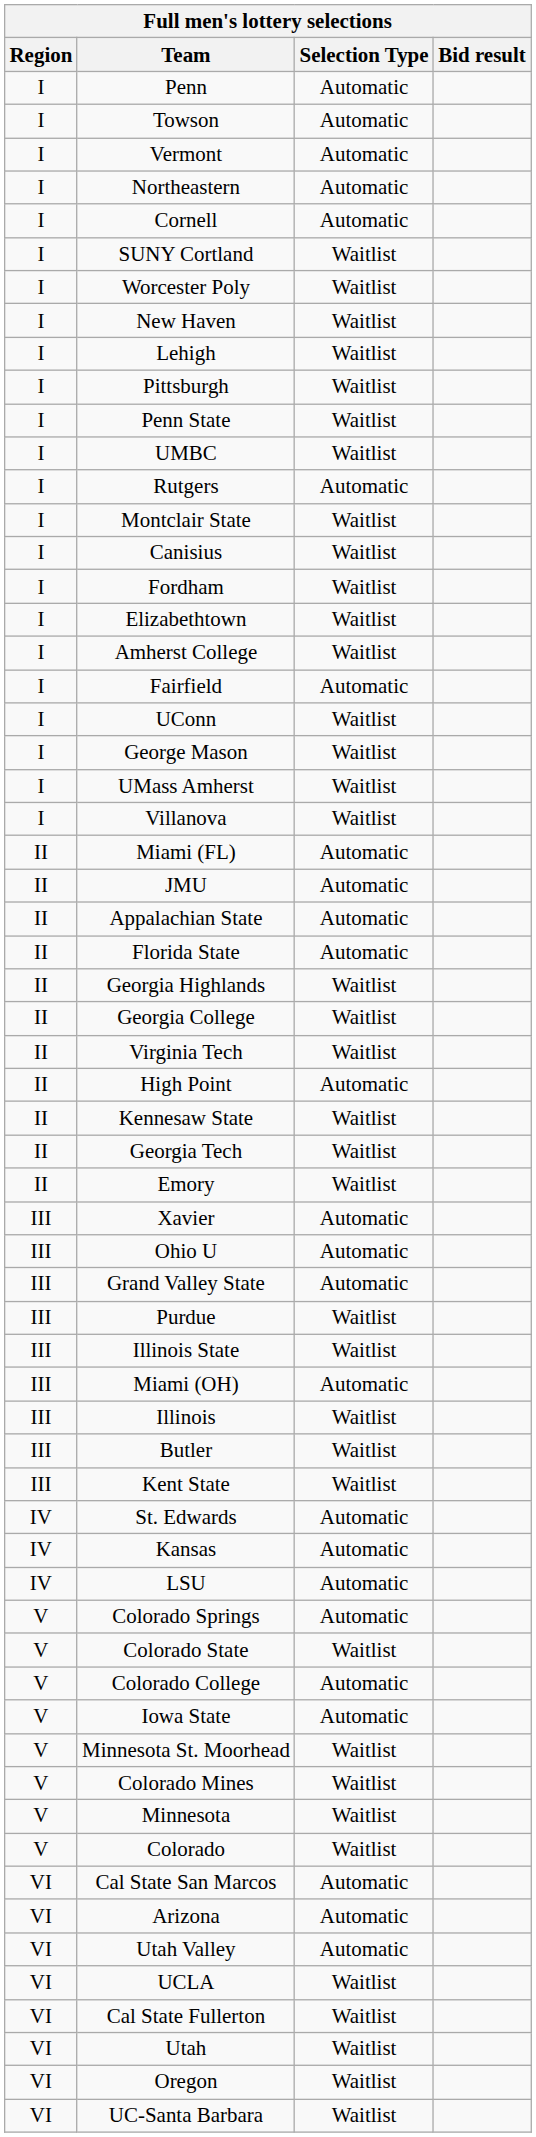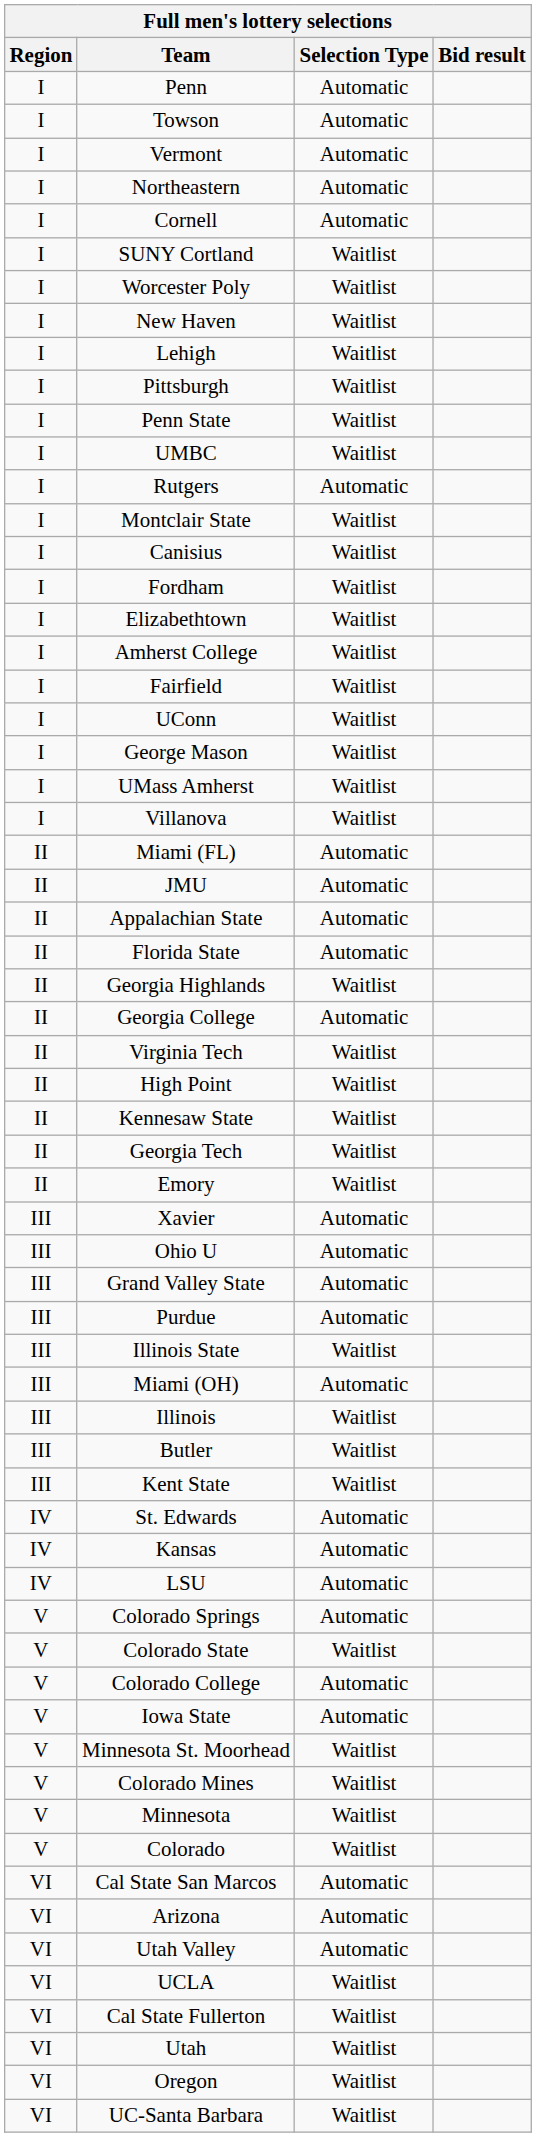(364, 685) Automatic -> (364, 685) Waitlist
(364, 1018) Waitlist -> (364, 1018) Automatic
(364, 1084) Automatic -> (364, 1084) Waitlist
(364, 1317) Waitlist -> (364, 1317) Automatic
